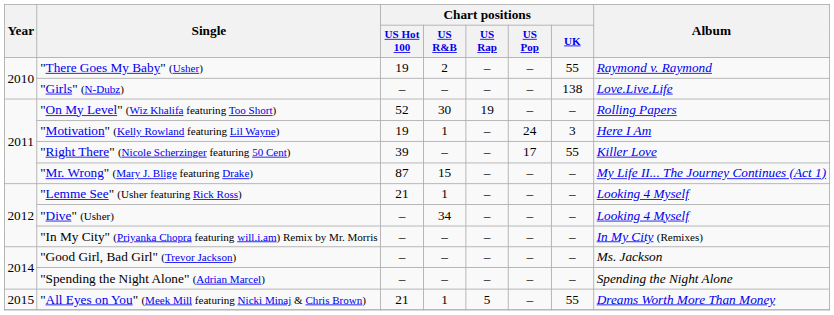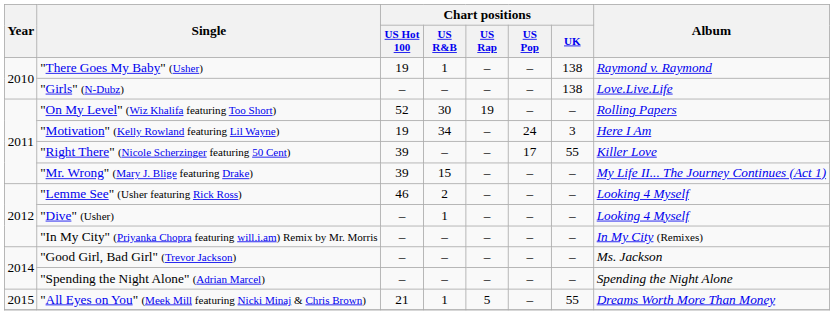(445, 67) 2 -> (445, 67) 1
(572, 67) 55 -> (572, 67) 138
(445, 131) 1 -> (445, 131) 34
(402, 173) 87 -> (402, 173) 39
(402, 194) 21 -> (402, 194) 46
(445, 194) 1 -> (445, 194) 2
(445, 215) 34 -> (445, 215) 1
